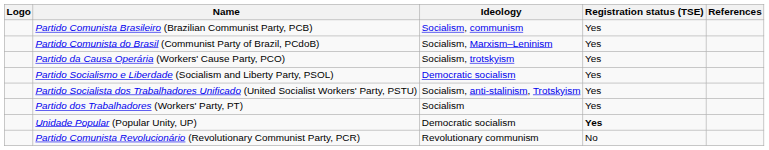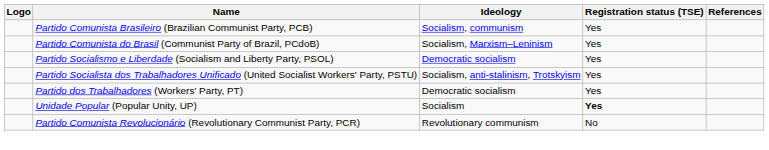- row: (160, 59)
(443, 106) Socialism -> (469, 91) Democratic socialism
(469, 122) Democratic socialism -> (443, 106) Socialism
